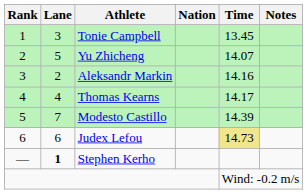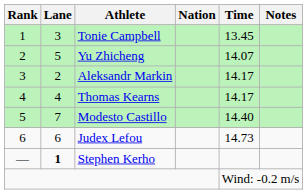(239, 76) 14.16 -> (239, 76) 14.17
(239, 117) 14.39 -> (239, 117) 14.40
(239, 138) khaki background -> (239, 138) no background
